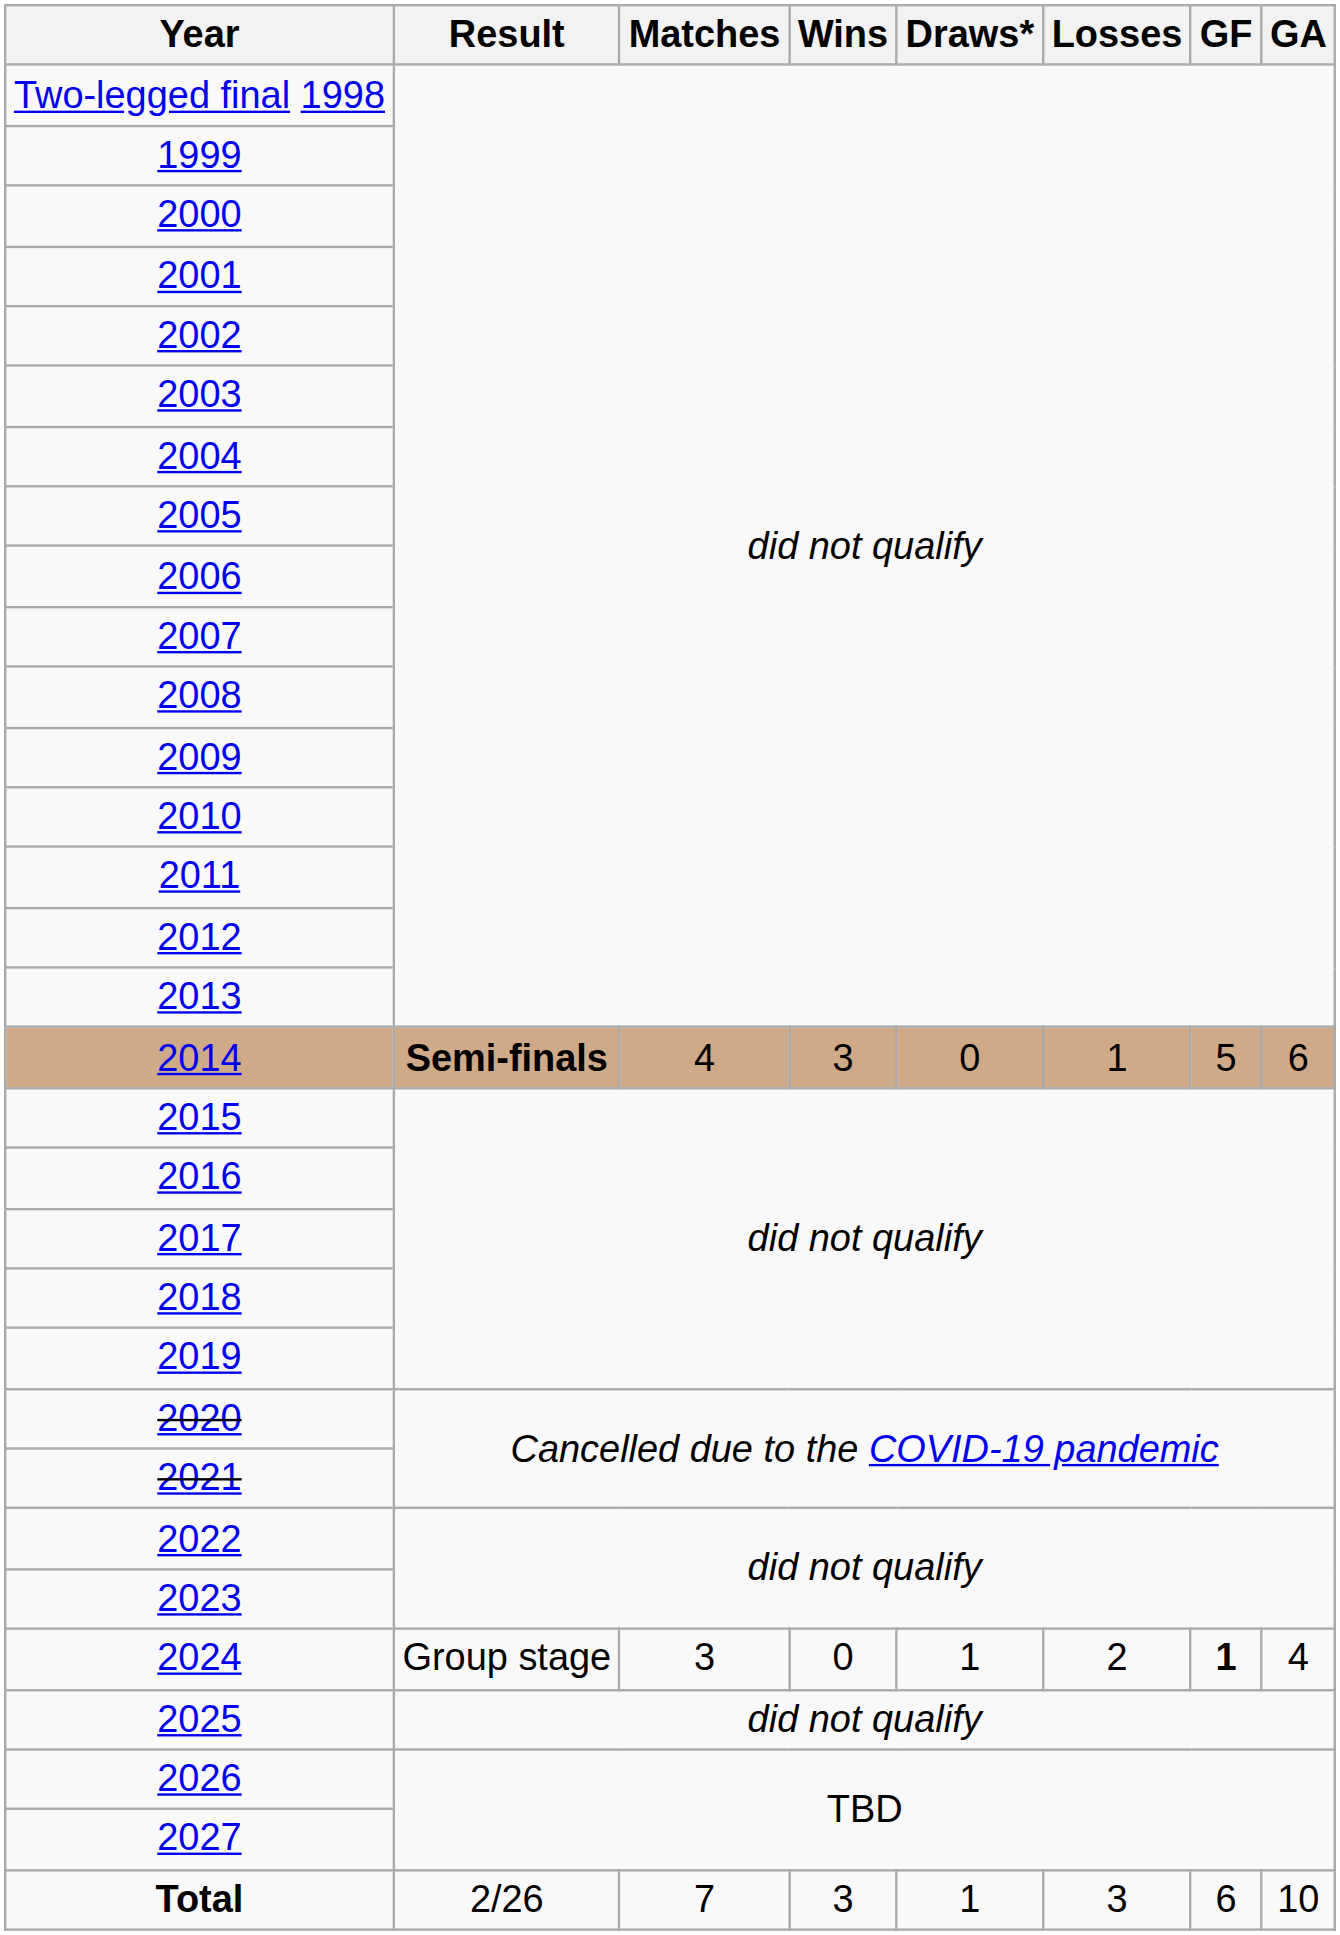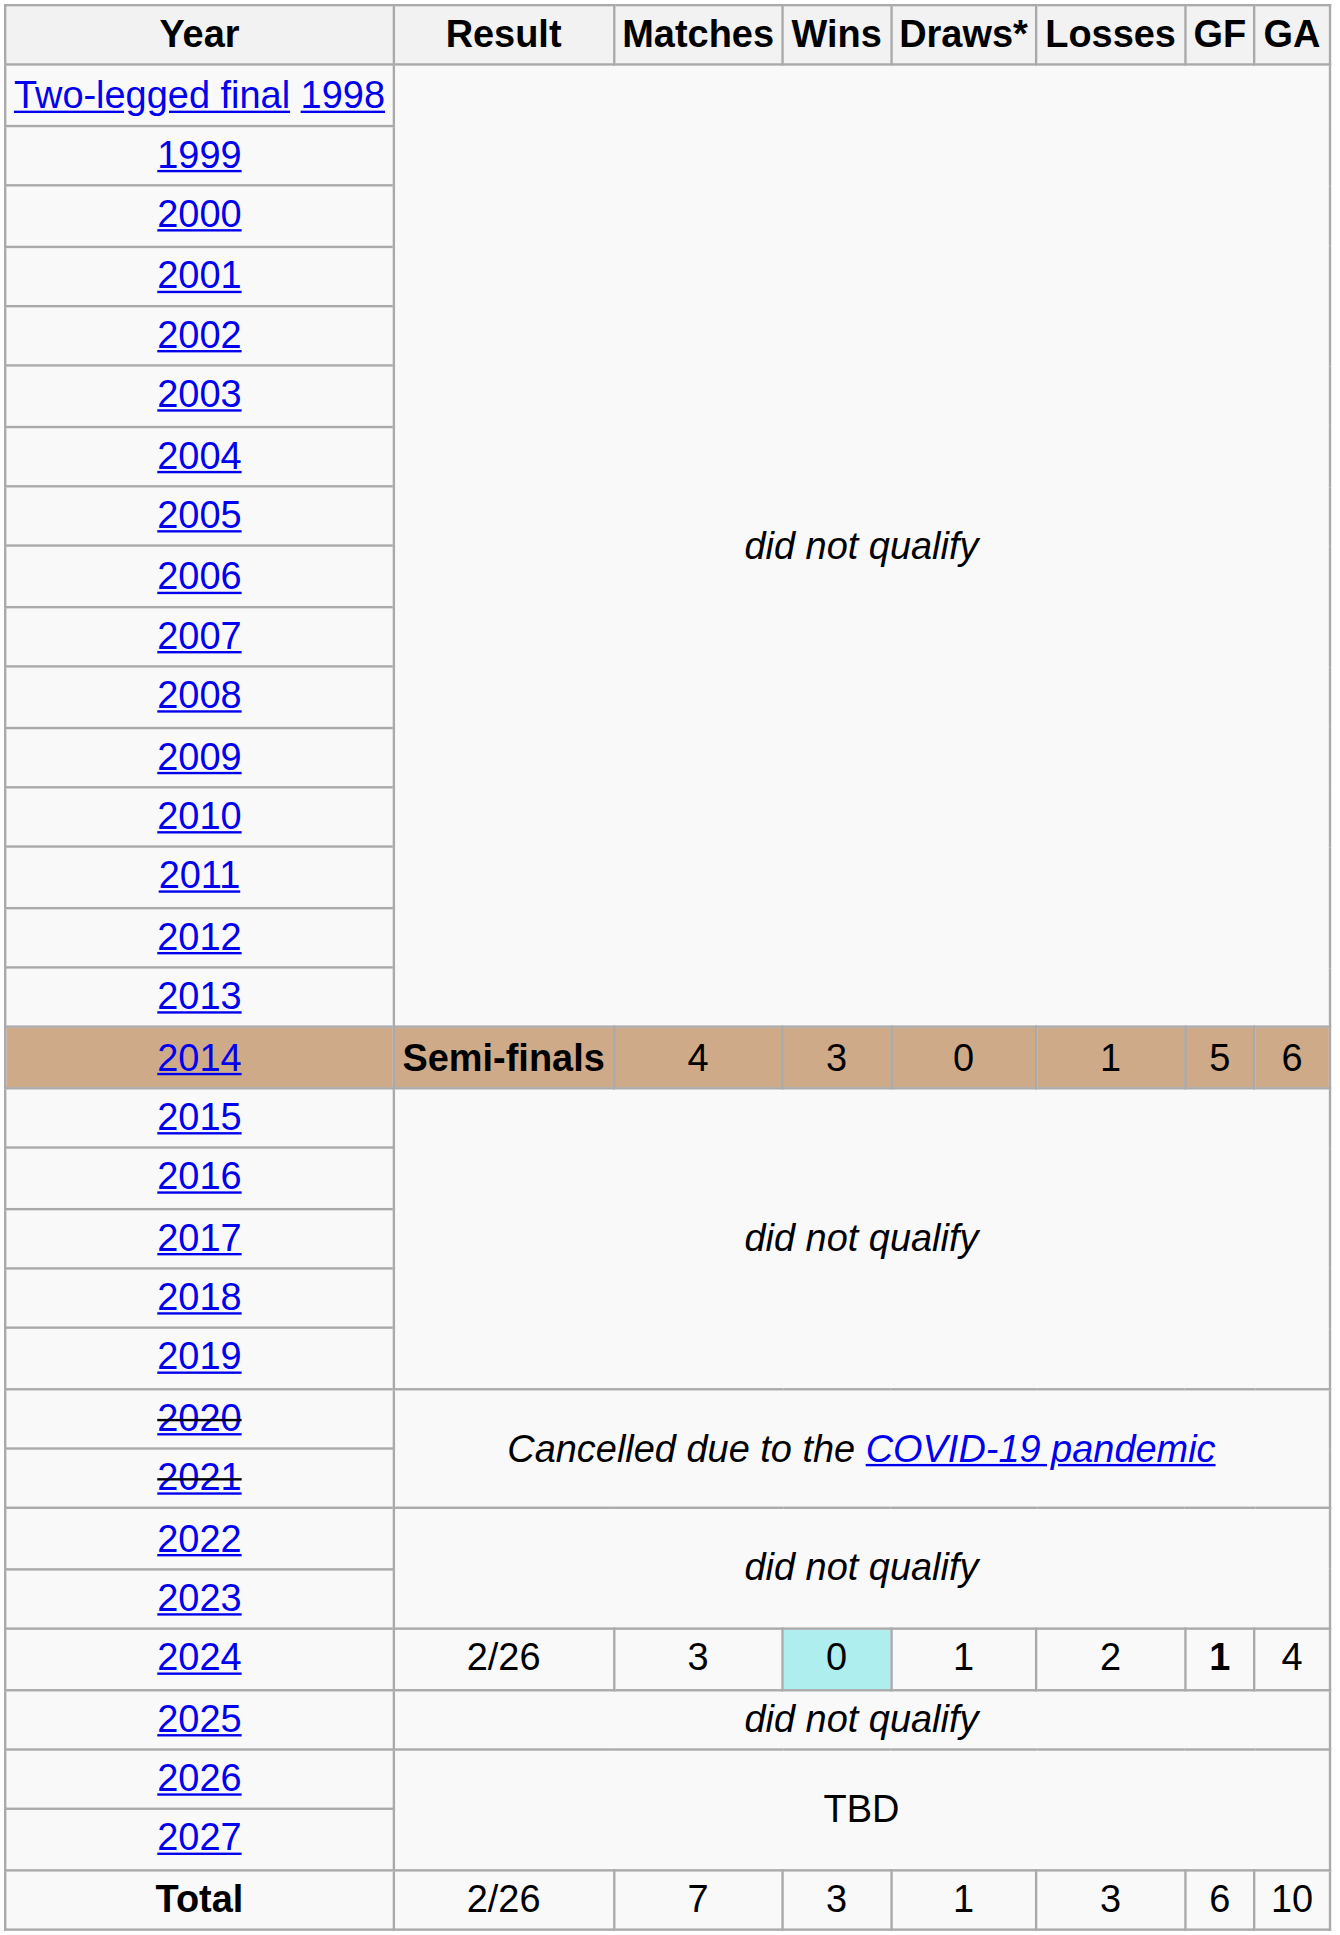(507, 1658) Group stage -> (504, 1658) 2/26
(843, 1658) no background -> (837, 1658) paleturquoise background
